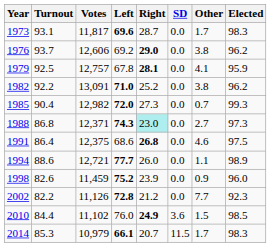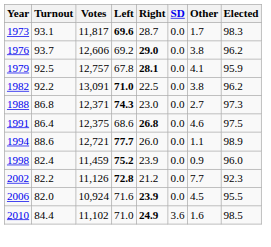(149, 87) 25.2 -> (149, 87) 22.5
- row: (18, 105)
(149, 123) paleturquoise background -> (149, 105) no background
(44, 178) 82.6 -> (44, 160) 82.4
+ row: (18, 196)
(124, 215) 76.0 -> (124, 215) 71.0
(202, 215) 1.5 -> (197, 215) 1.6
- row: (18, 233)
